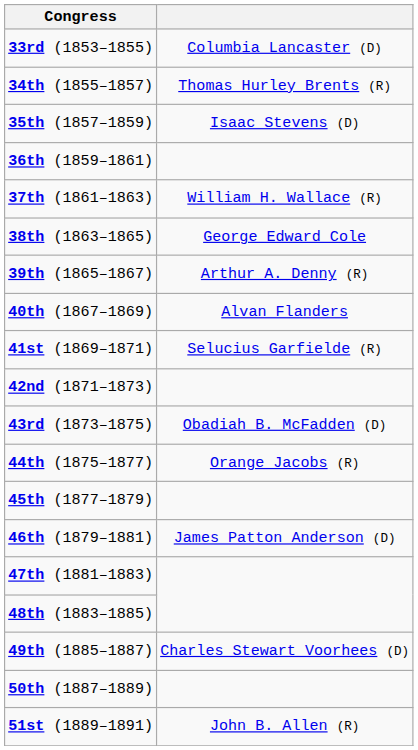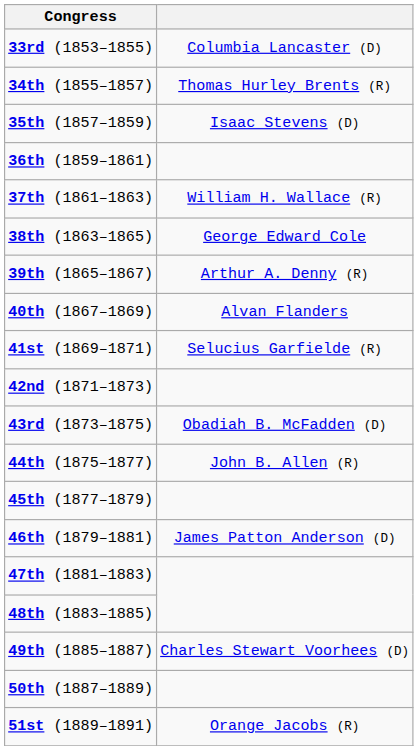(285, 463) Orange Jacobs (R) -> (285, 463) John B. Allen (R)
(285, 727) John B. Allen (R) -> (285, 727) Orange Jacobs (R)
